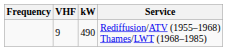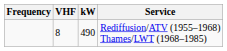(58, 33) 9 -> (58, 33) 8
